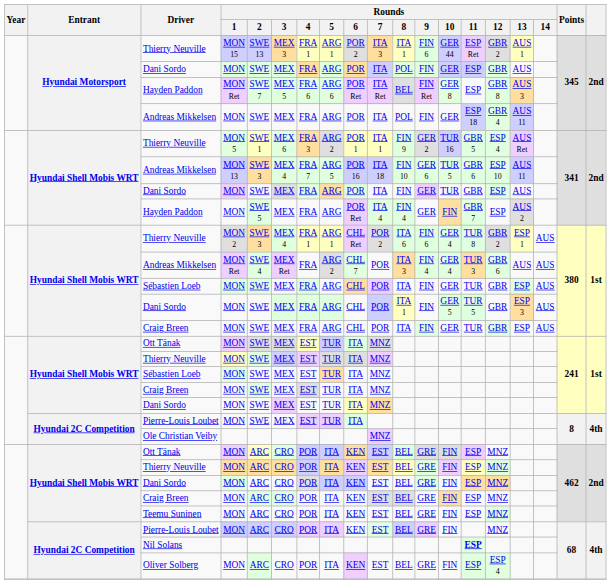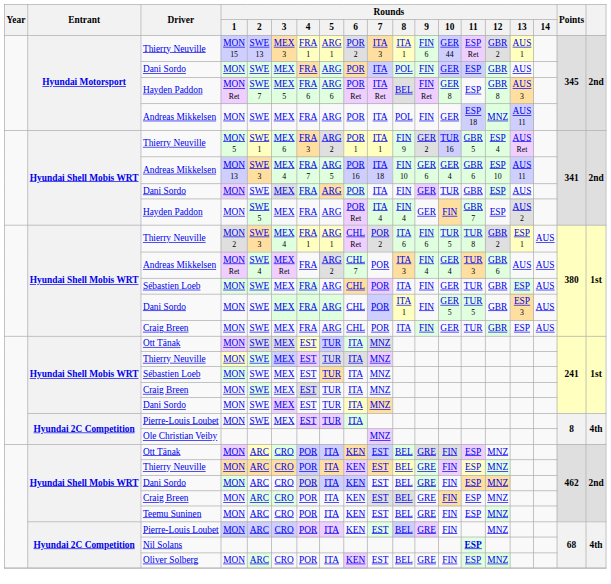(498, 116) GBR 4 -> (498, 116) MNZ
(450, 169) TUR 5 -> (450, 169) GER 4
(450, 238) GER 4 -> (450, 238) TUR 5
(498, 565) ESP 4 -> (498, 560) MNZ
